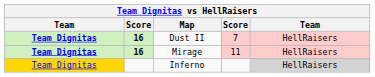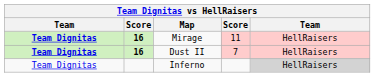rows swapped: (187, 38) <-> (187, 52)
(64, 65) gold background -> (64, 65) no background
